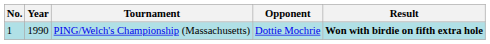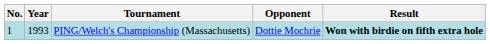(38, 31) 1990 -> (38, 31) 1993
